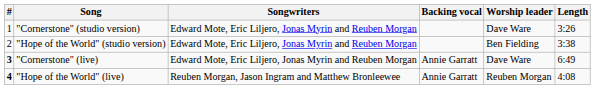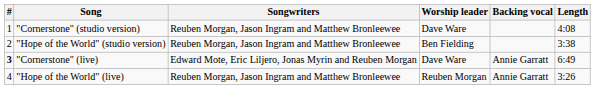columns swapped: (520, 12) <-> (452, 12)
(294, 28) Edward Mote, Eric Liljero, Jonas Myrin and Reuben Morgan -> (285, 28) Reuben Morgan, Jason Ingram and Matthew Bronleewee
(566, 28) 3:26 -> (566, 28) 4:08
(294, 44) Edward Mote, Eric Liljero, Jonas Myrin and Reuben Morgan -> (285, 44) Reuben Morgan, Jason Ingram and Matthew Bronleewee
(9, 76) bold -> (9, 76) normal
(566, 76) 4:08 -> (566, 76) 3:26
